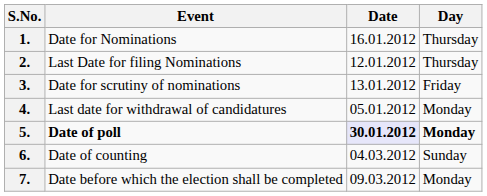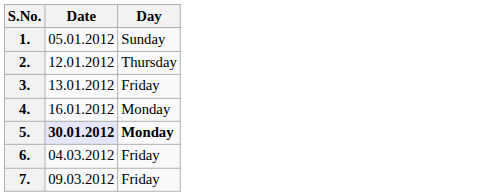- column: (196, 16)
(383, 39) 16.01.2012 -> (81, 39) 05.01.2012
(450, 39) Thursday -> (143, 39) Sunday
(383, 109) 05.01.2012 -> (81, 109) 16.01.2012
(445, 156) Sunday -> (140, 156) Friday
(447, 179) Monday -> (140, 179) Friday
